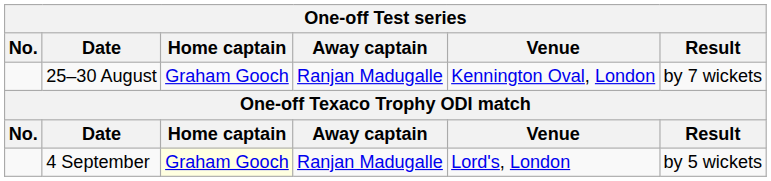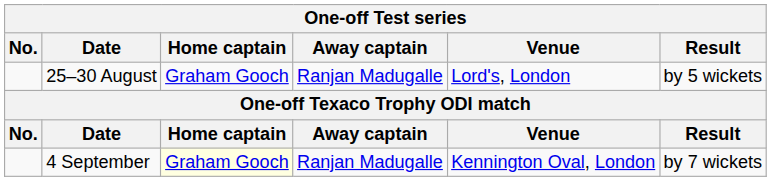(553, 76) Kennington Oval, London -> (511, 76) Lord's, London
(713, 76) by 7 wickets -> (713, 76) by 5 wickets
(511, 162) Lord's, London -> (553, 162) Kennington Oval, London
(713, 162) by 5 wickets -> (713, 162) by 7 wickets
